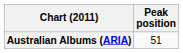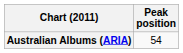(156, 40) 51 -> (156, 40) 54
